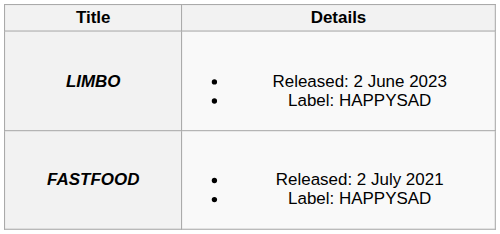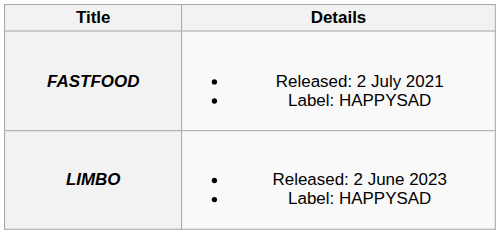rows swapped: (93, 179) <-> (93, 80)
